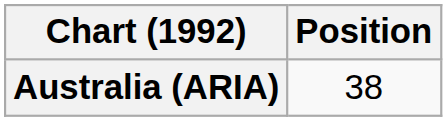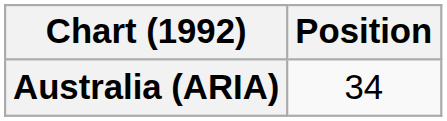(364, 87) 38 -> (364, 87) 34
